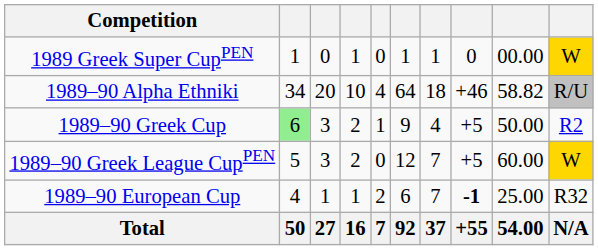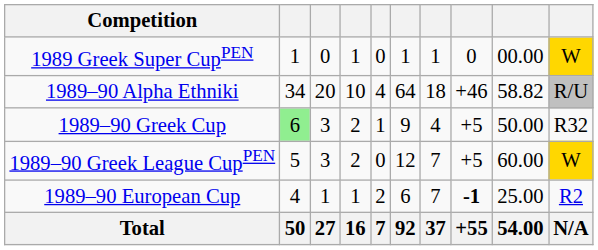(571, 124) R2 -> (571, 124) R32
(571, 195) R32 -> (571, 195) R2
